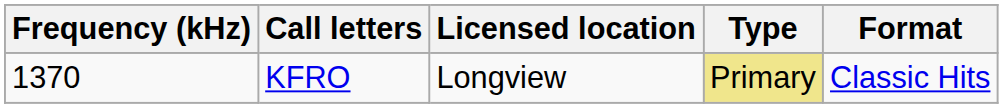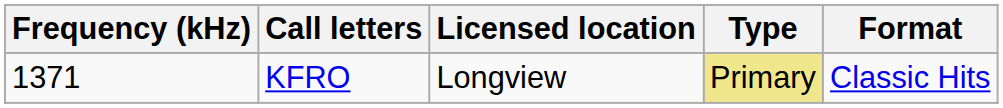(46, 77) 1370 -> (46, 77) 1371
